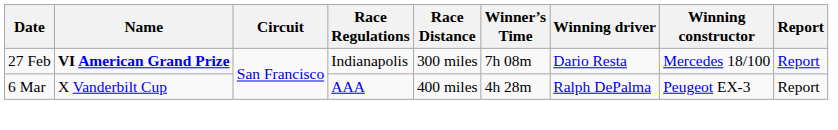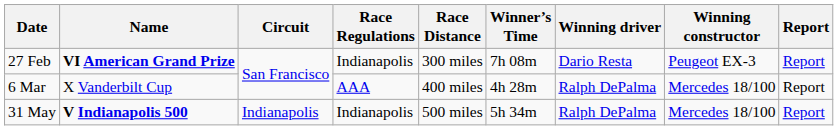(717, 61) Mercedes 18/100 -> (712, 61) Peugeot EX-3
(707, 86) Peugeot EX-3 -> (722, 86) Mercedes 18/100
+ row: (32, 112)
